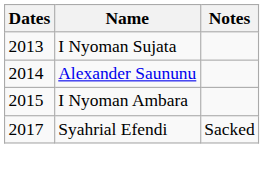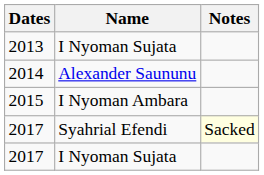(230, 128) no background -> (230, 128) lightyellow background
+ row: (26, 156)
